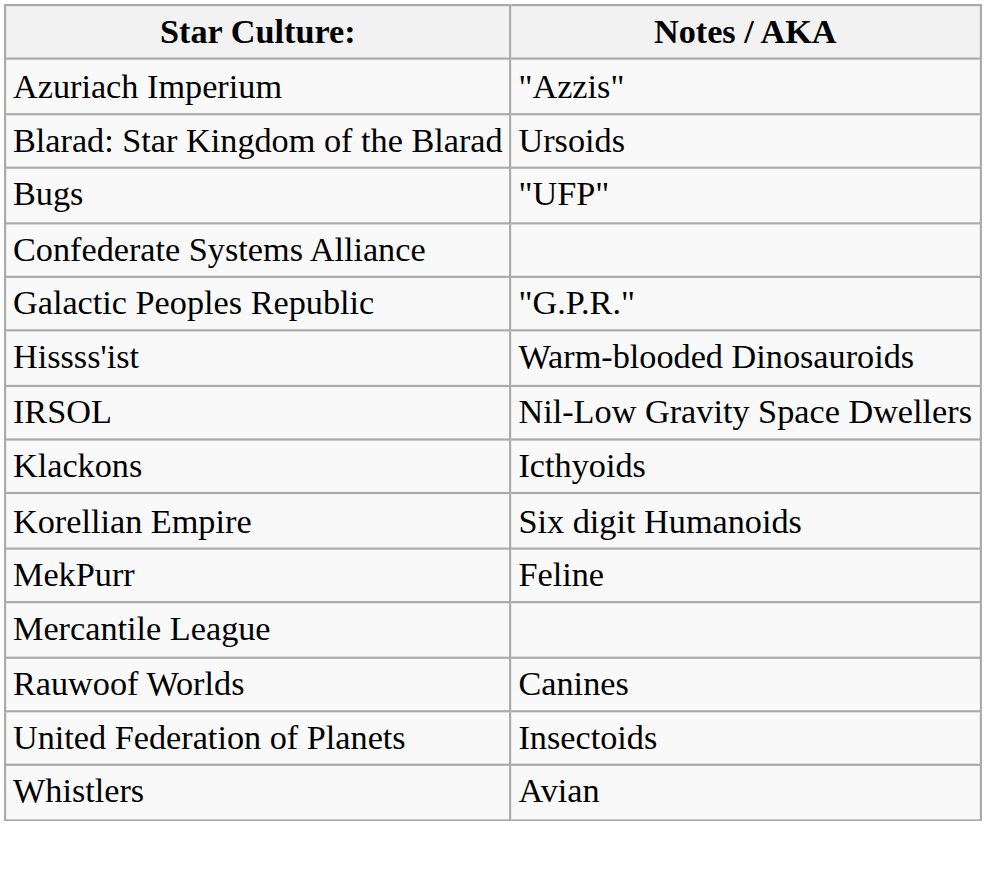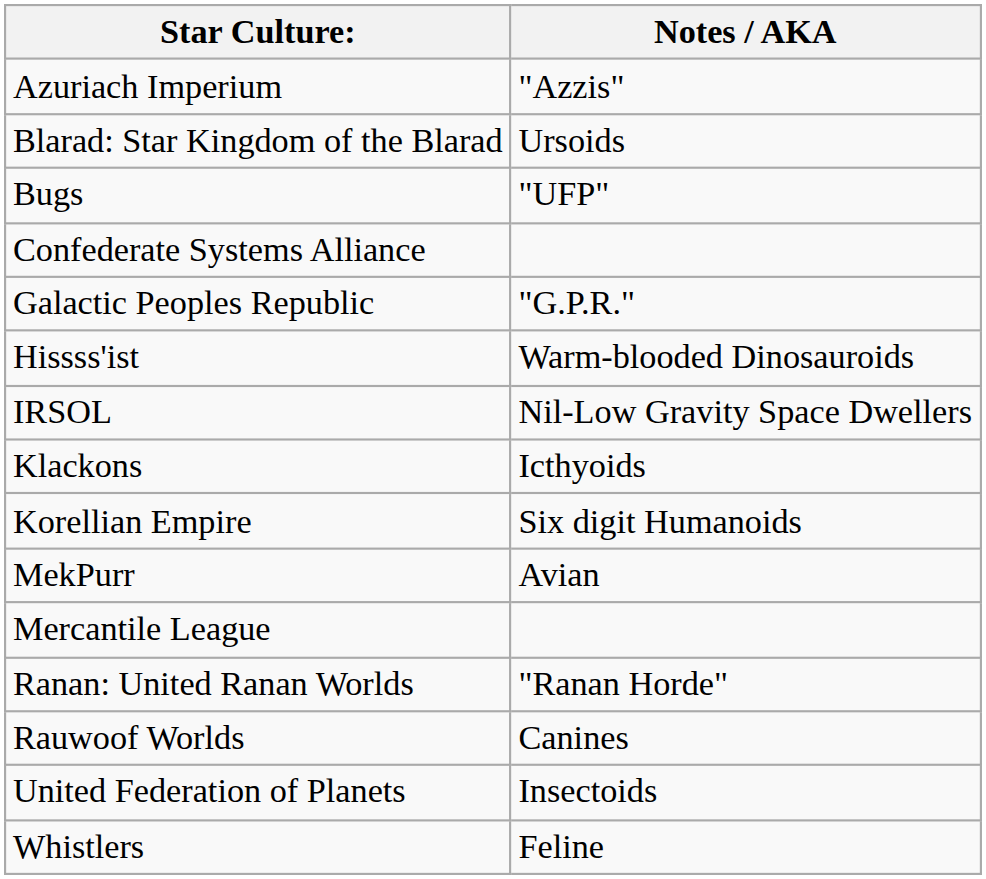(561, 574) Feline -> (559, 574) Avian
+ row: (213, 683)
(559, 791) Avian -> (561, 846) Feline
